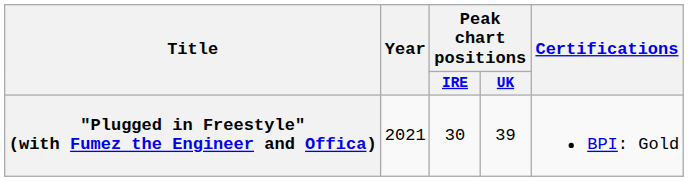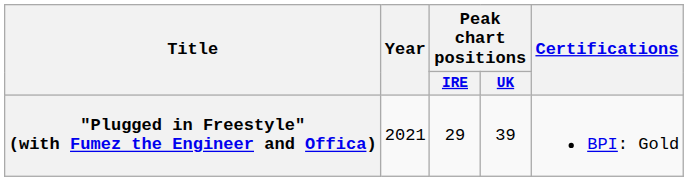(455, 135) 30 -> (455, 135) 29
